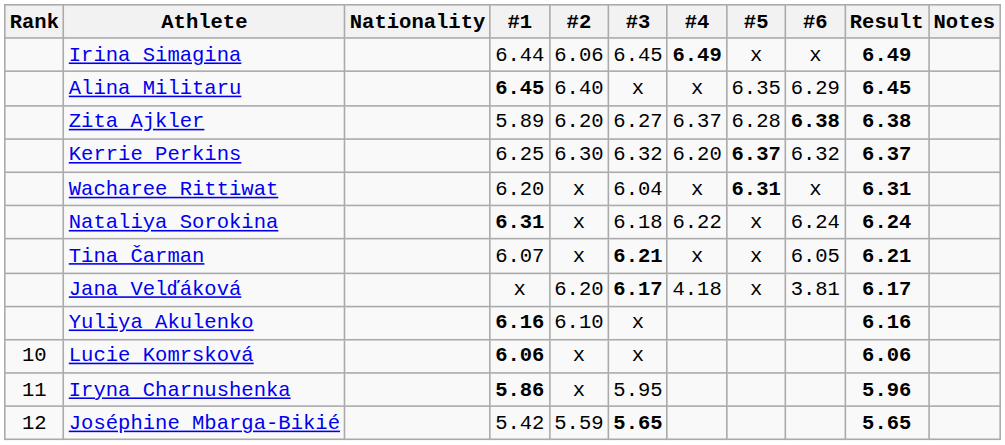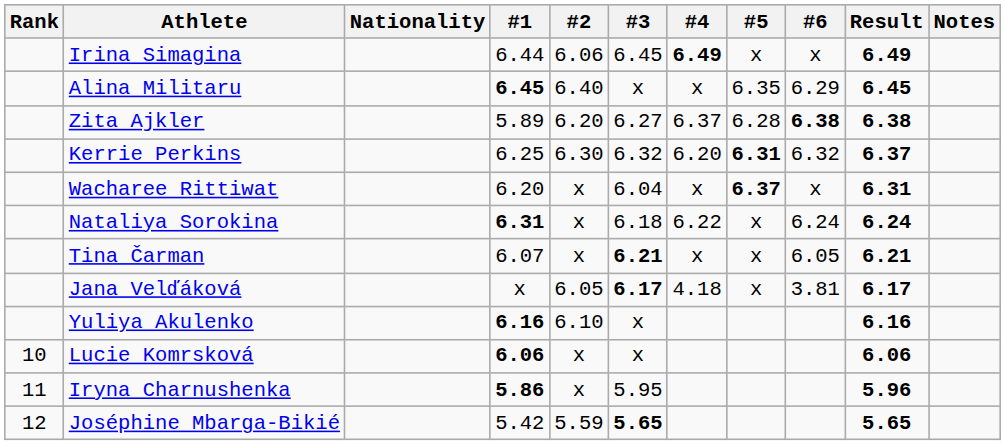(756, 155) 6.37 -> (756, 155) 6.31
(756, 189) 6.31 -> (756, 189) 6.37
(579, 289) 6.20 -> (579, 289) 6.05
